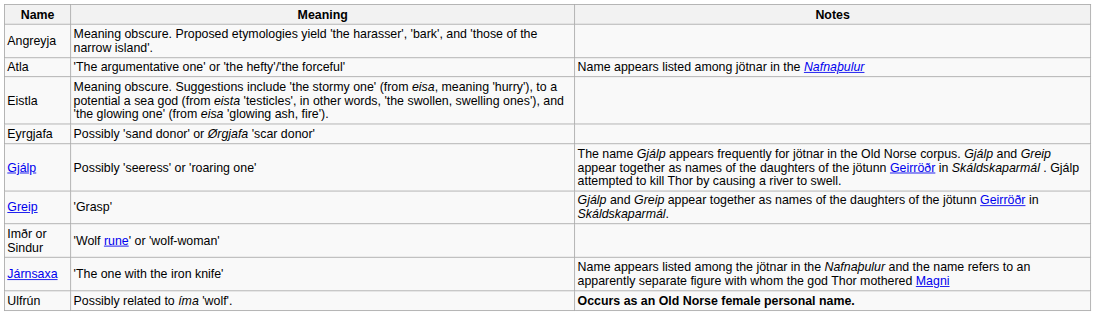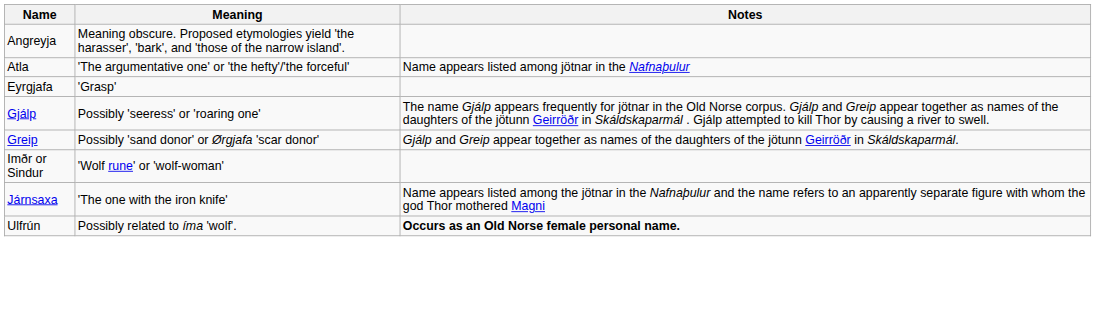- row: (22, 101)
(194, 134) Possibly 'sand donor' or Ørgjafa 'scar donor' -> (97, 87) 'Grasp'
(93, 208) 'Grasp' -> (199, 140) Possibly 'sand donor' or Ørgjafa 'scar donor'
